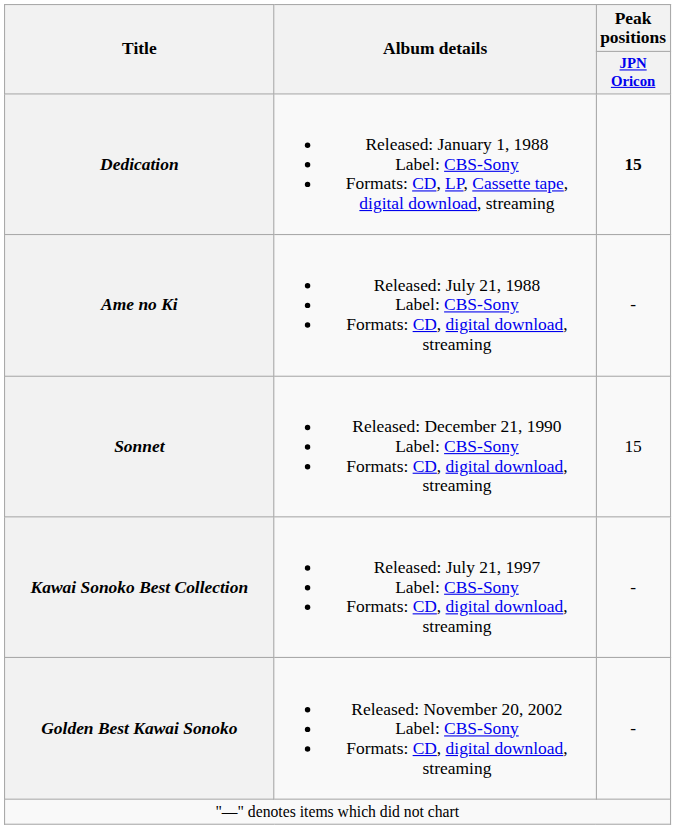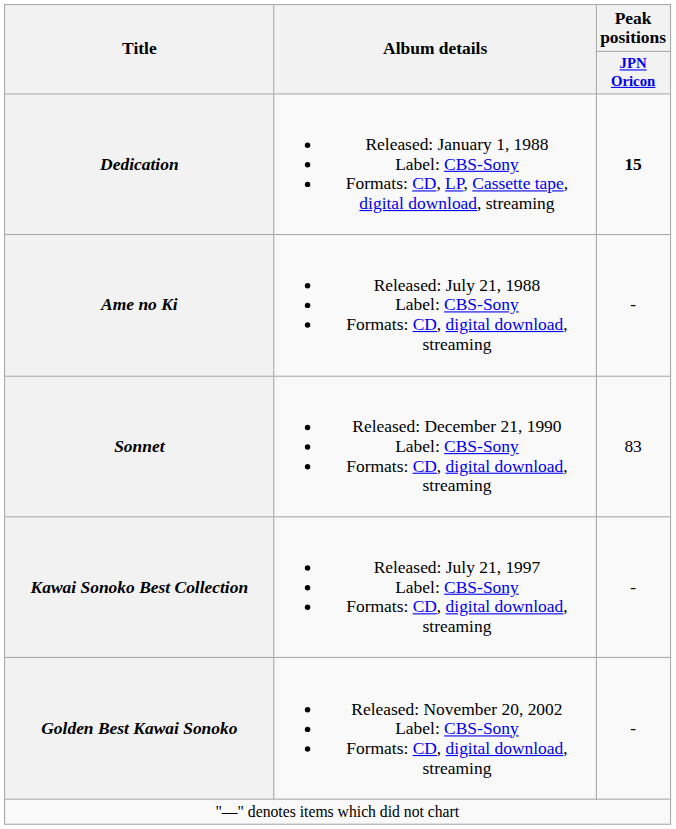(633, 446) 15 -> (633, 446) 83
